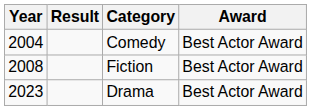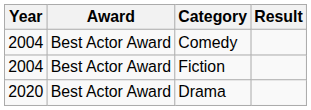columns swapped: (243, 17) <-> (75, 17)
(26, 67) 2008 -> (26, 67) 2004
(26, 92) 2023 -> (26, 92) 2020
